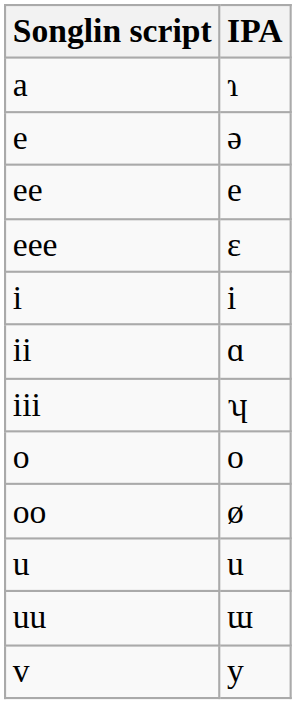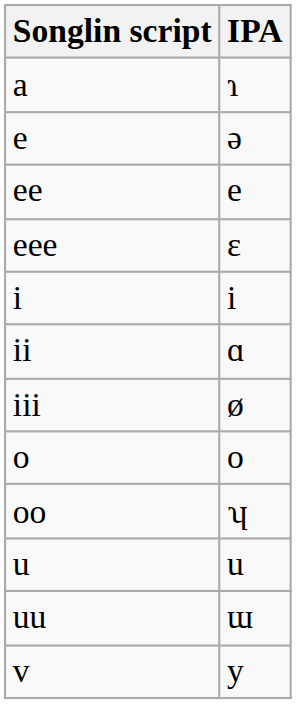(238, 404) ʮ -> (236, 404) ø
(236, 510) ø -> (238, 510) ʮ
